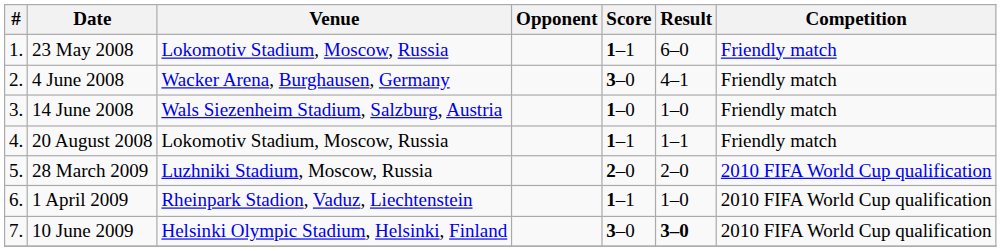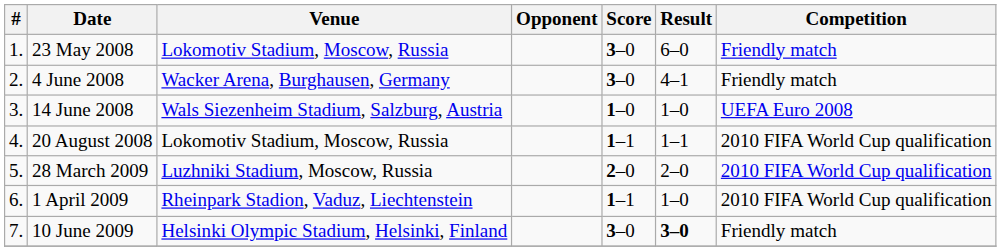(621, 49) 1–1 -> (621, 49) 3–0
(779, 110) Friendly match -> (787, 110) UEFA Euro 2008
(779, 140) Friendly match -> (856, 140) 2010 FIFA World Cup qualification
(856, 230) 2010 FIFA World Cup qualification -> (779, 230) Friendly match
